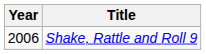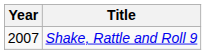(23, 37) 2006 -> (23, 37) 2007
